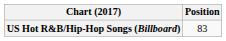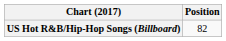(202, 28) 83 -> (202, 28) 82
